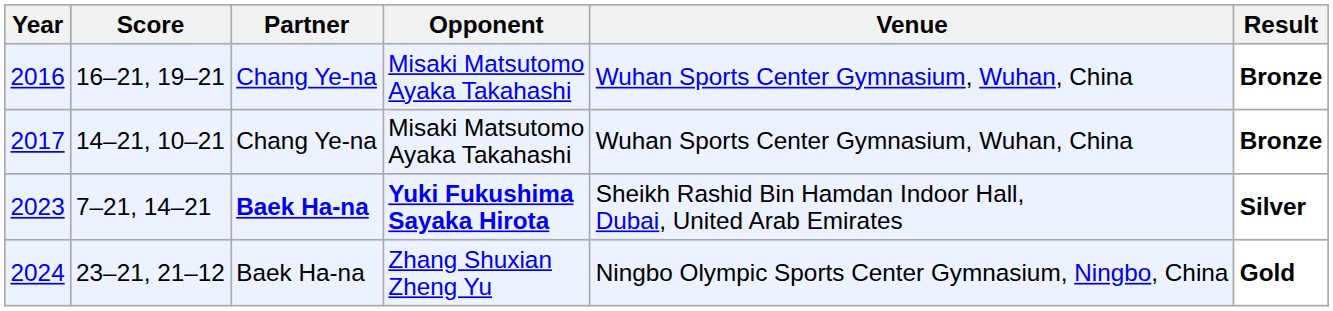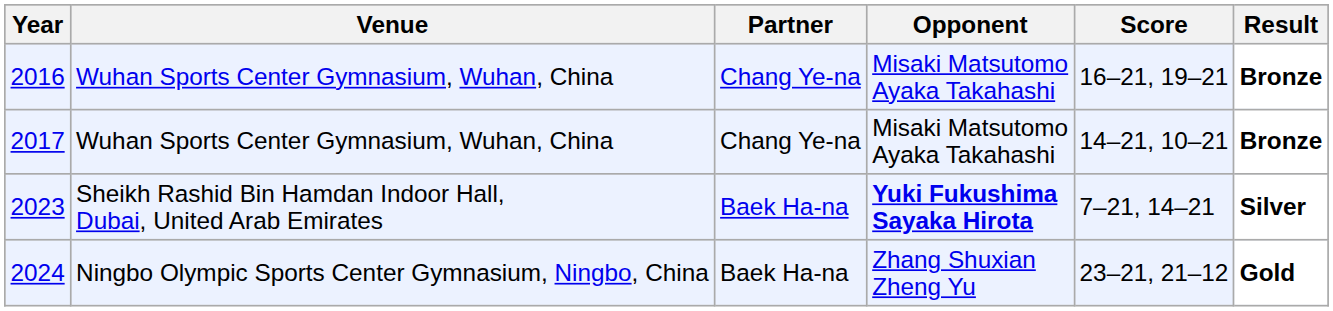columns swapped: (912, 24) <-> (150, 24)
(302, 207) bold -> (784, 207) normal
